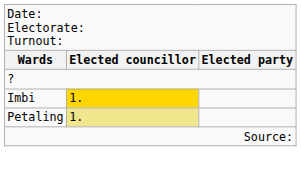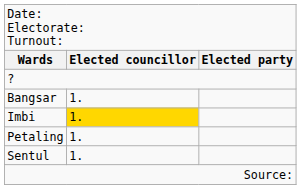+ row: (32, 98)
(76, 117) khaki background -> (76, 136) no background
+ row: (28, 155)
